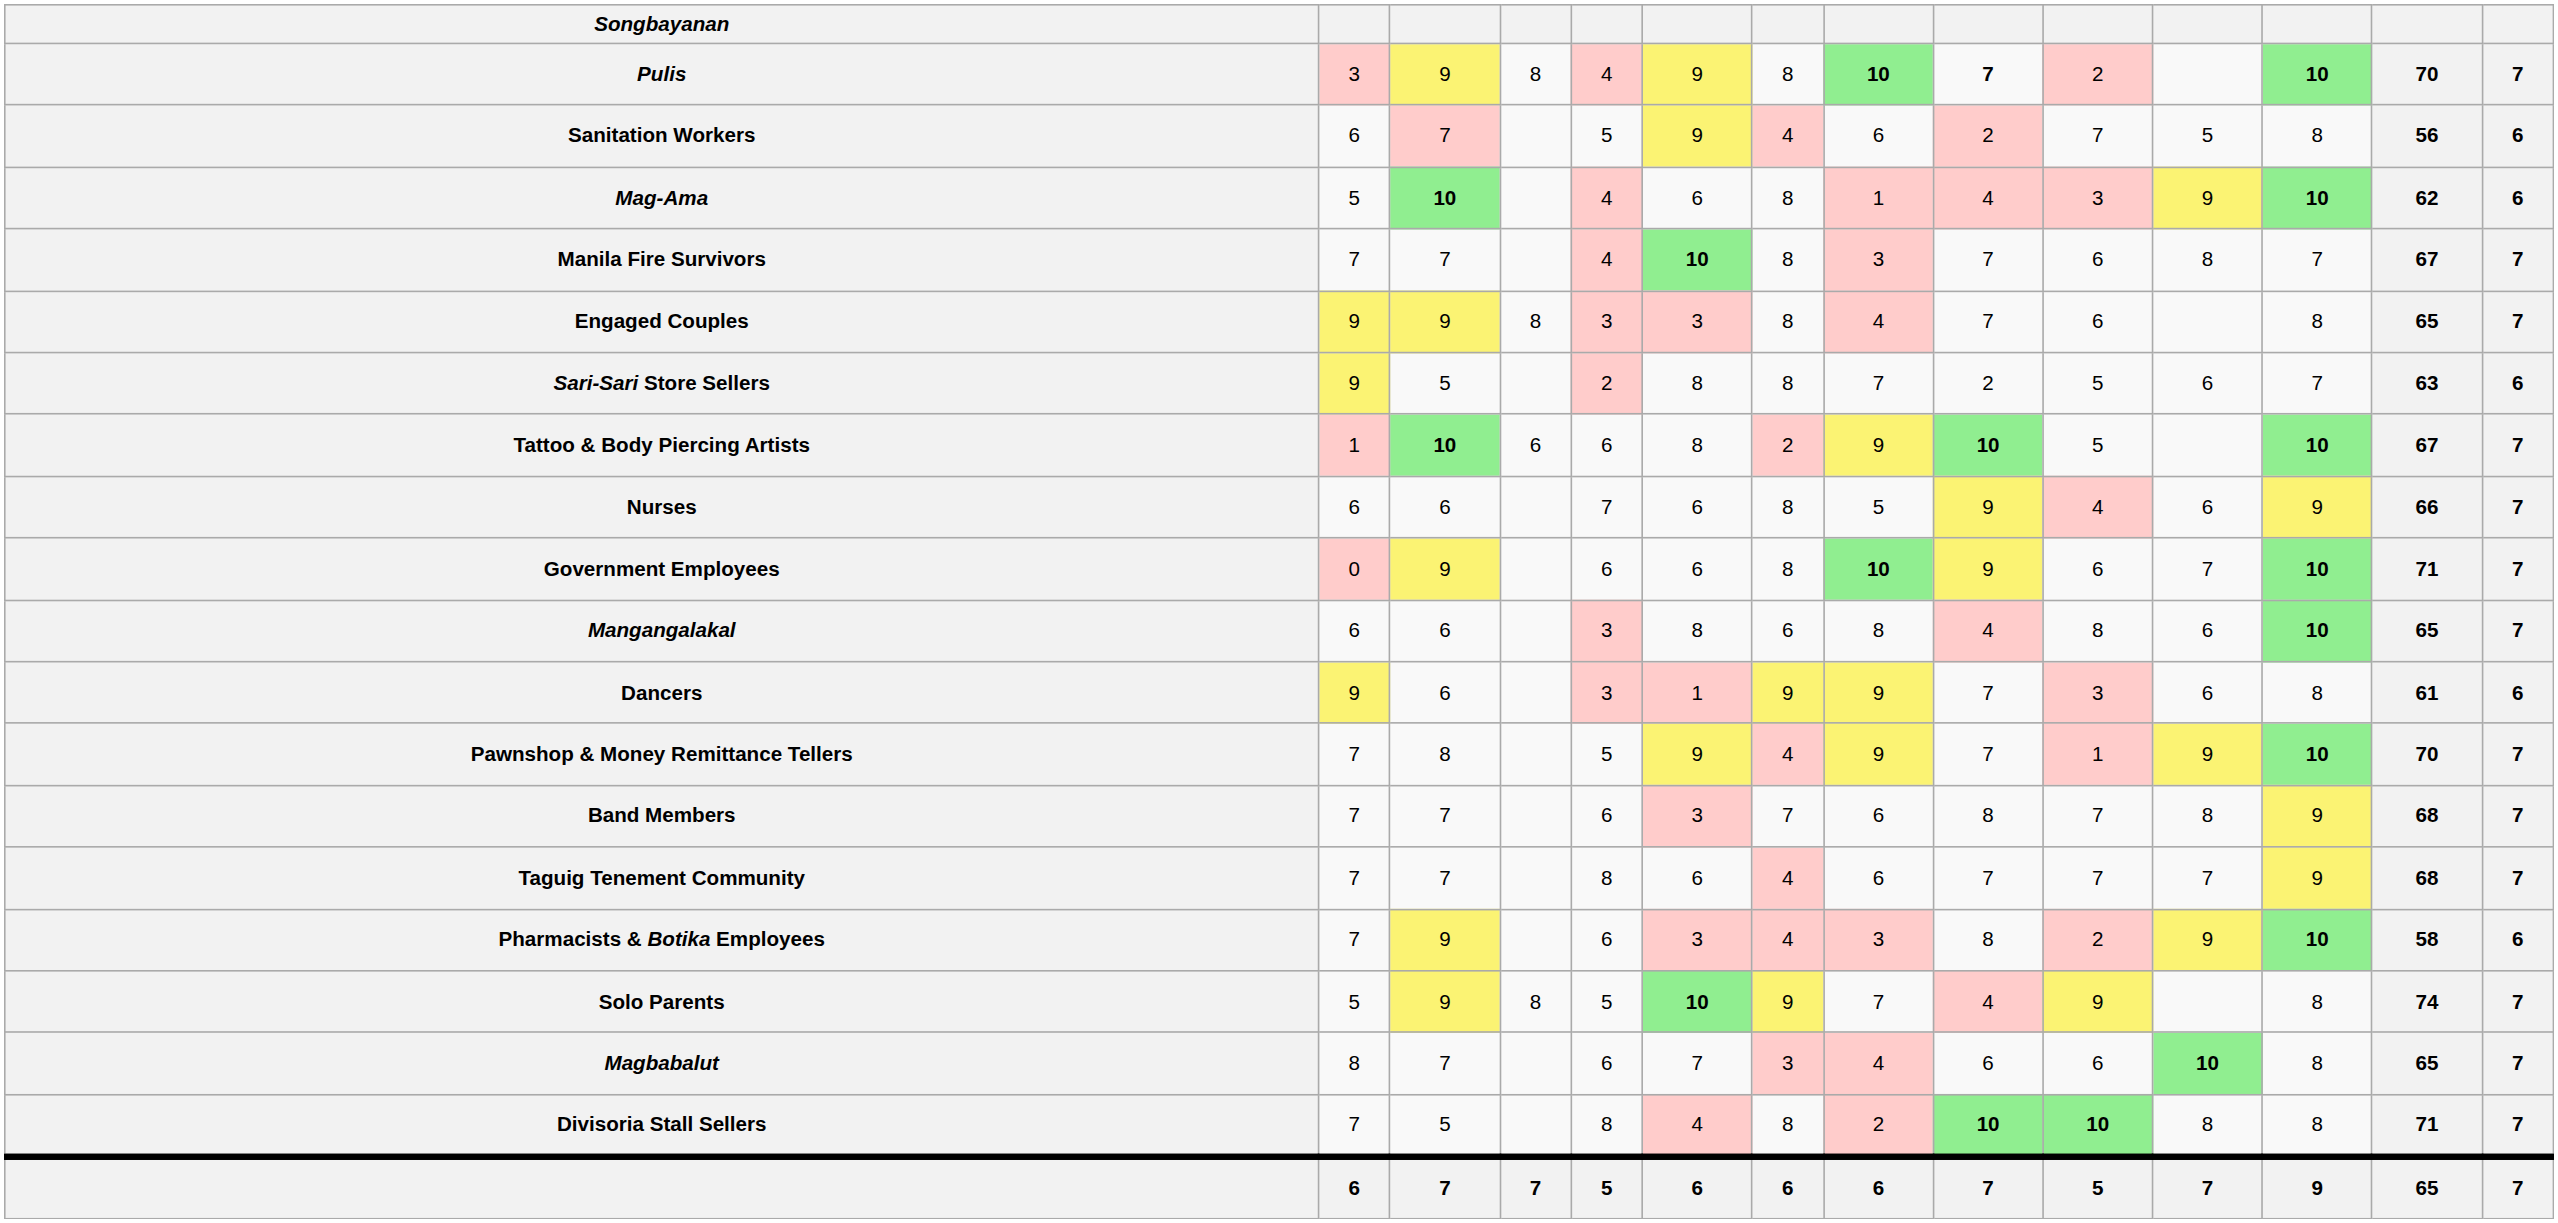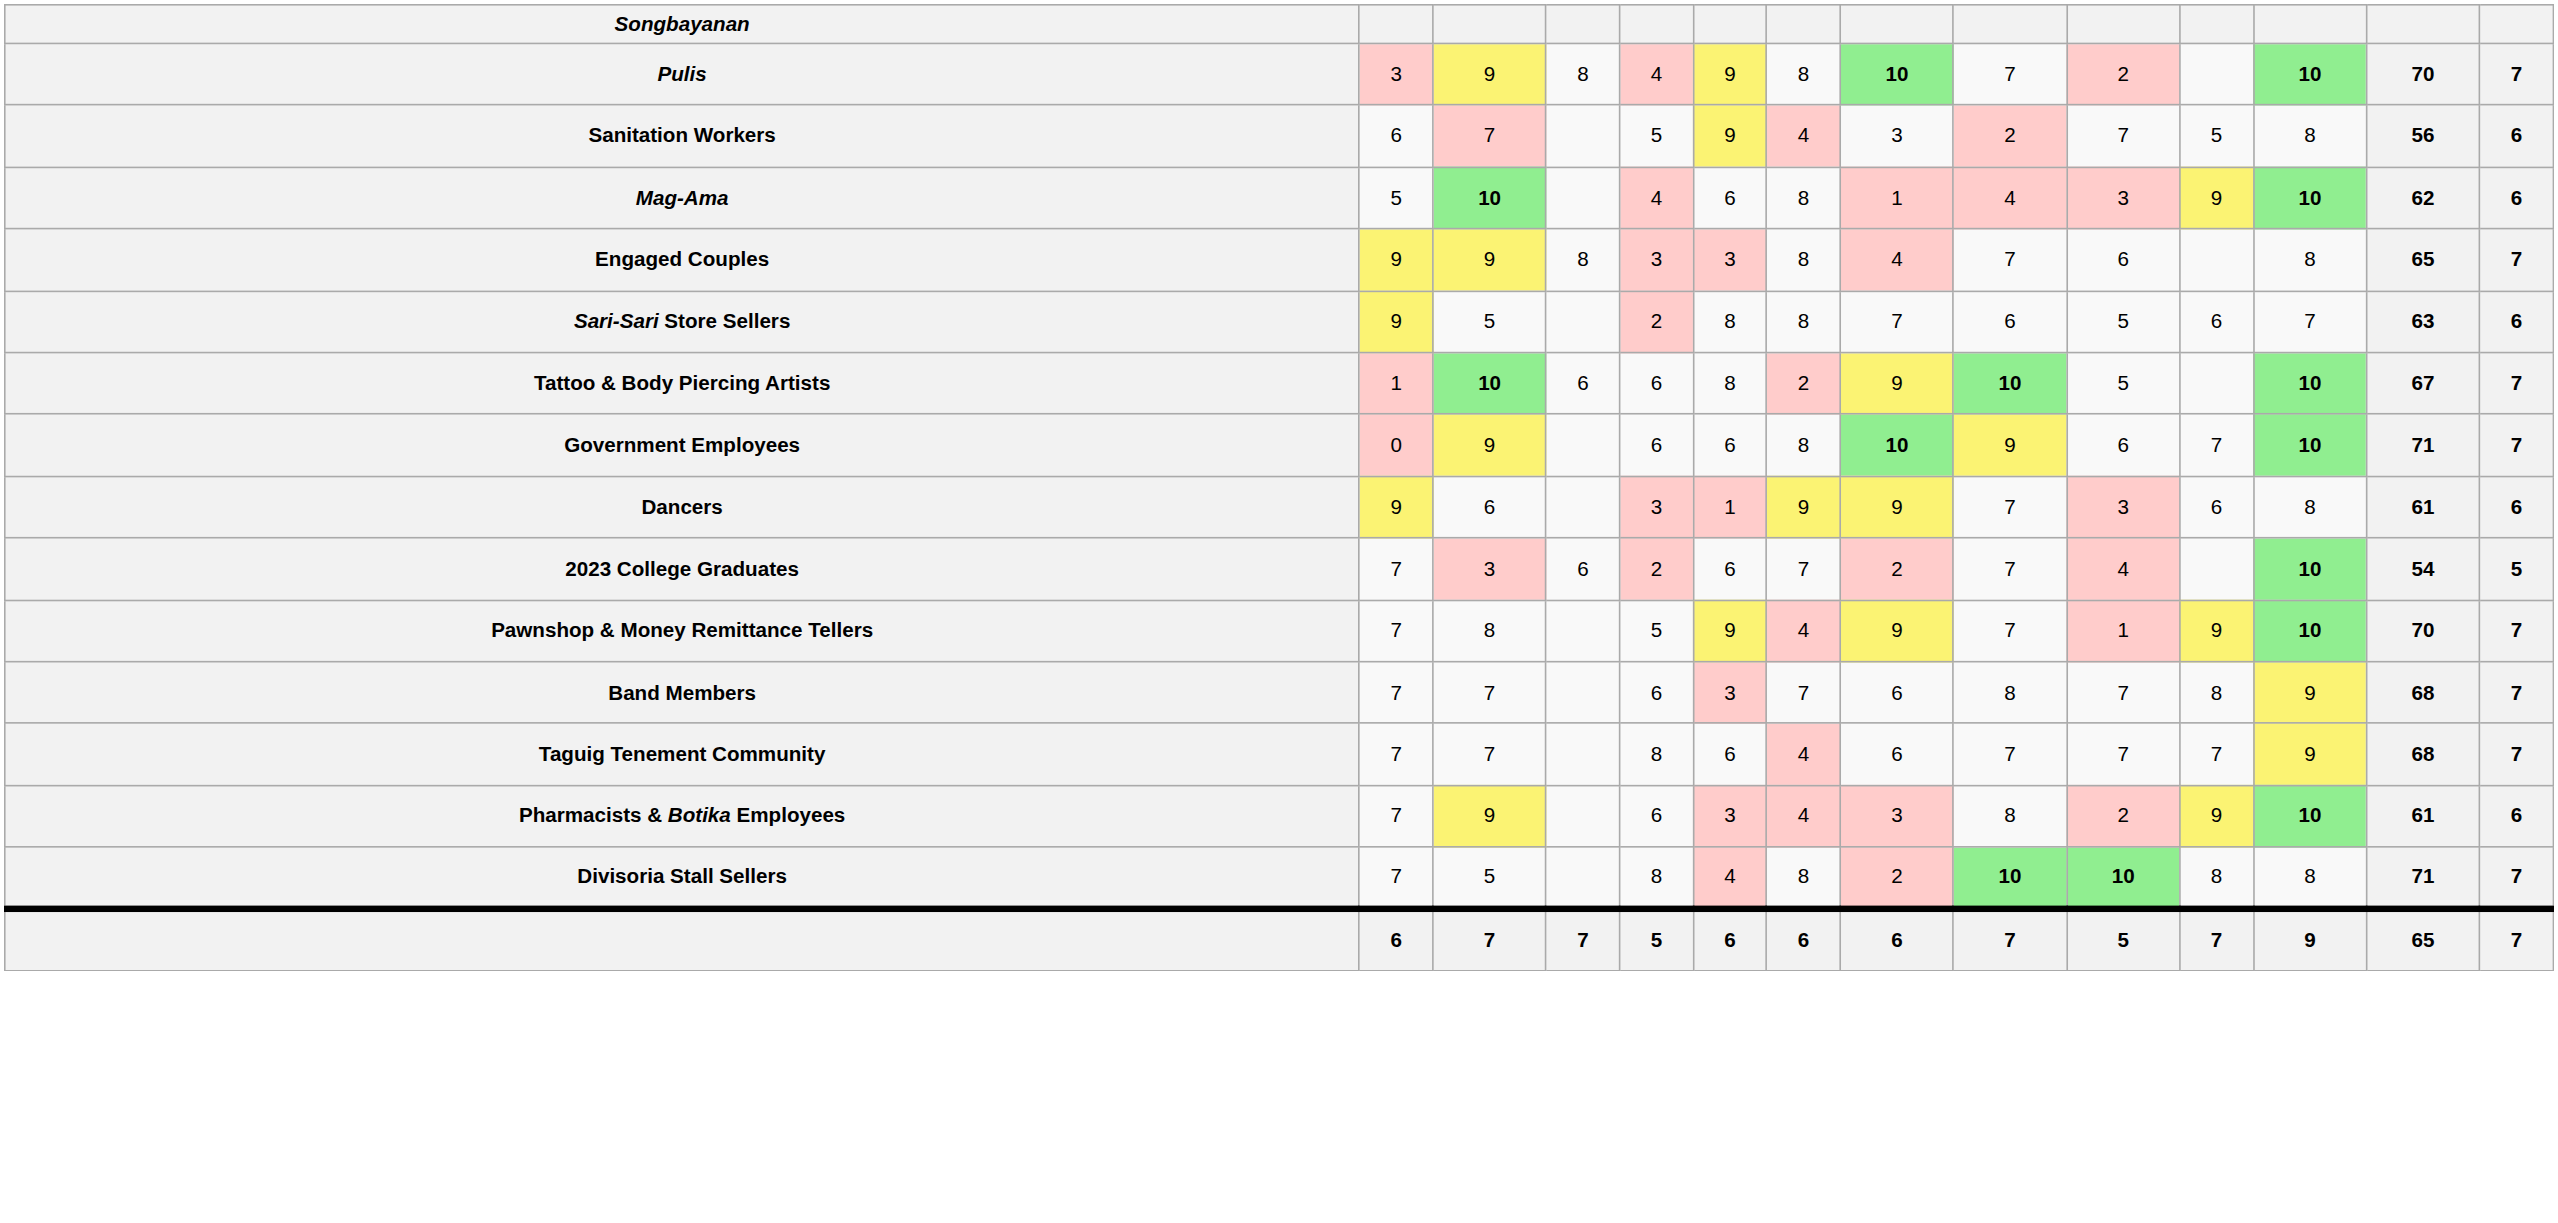(1988, 73) bold -> (2010, 73) normal
(1878, 135) 6 -> (1897, 135) 3
- row: (662, 259)
(1988, 383) 2 -> (2010, 321) 6
- row: (662, 506)
- row: (662, 630)
+ row: (682, 568)
(2427, 939) 58 -> (2423, 815) 61
- row: (662, 1001)
- row: (662, 1062)
